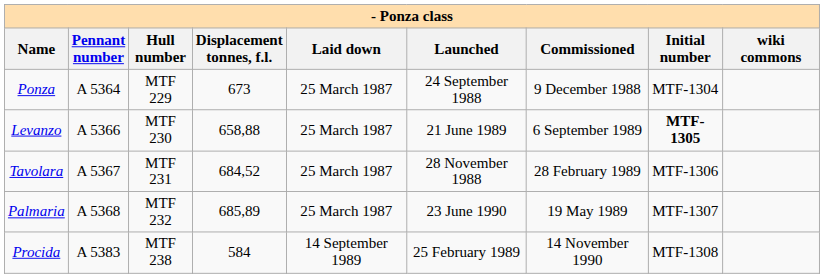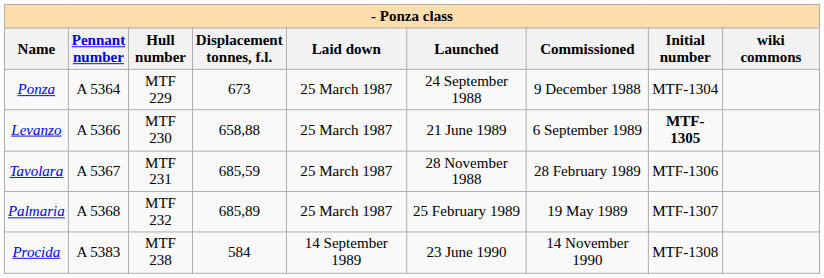(239, 171) 684,52 -> (239, 171) 685,59
(467, 211) 23 June 1990 -> (467, 211) 25 February 1989
(467, 252) 25 February 1989 -> (467, 252) 23 June 1990
